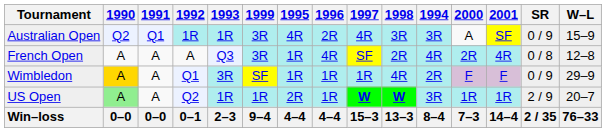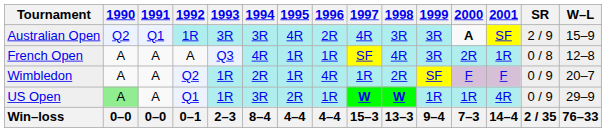columns swapped: (434, 14) <-> (260, 14)
(225, 35) 1R -> (225, 35) 3R
(469, 35) normal -> (469, 35) bold
(540, 35) 0 / 9 -> (540, 35) 2 / 9
(330, 55) 4R -> (330, 55) 1R
(399, 55) 2R -> (399, 55) 4R
(504, 55) 4R -> (504, 55) 1R
(121, 76) gold background -> (121, 76) no background
(190, 76) Q1 -> (190, 76) Q2
(225, 76) 3R -> (225, 76) 1R
(330, 76) 1R -> (330, 76) 4R
(399, 76) 4R -> (399, 76) 2R
(580, 76) 29–9 -> (580, 76) 20–7
(190, 96) Q2 -> (190, 96) Q1
(504, 96) 1R -> (504, 96) 4R
(540, 96) 2 / 9 -> (540, 96) 0 / 9
(580, 96) 20–7 -> (580, 96) 29–9
